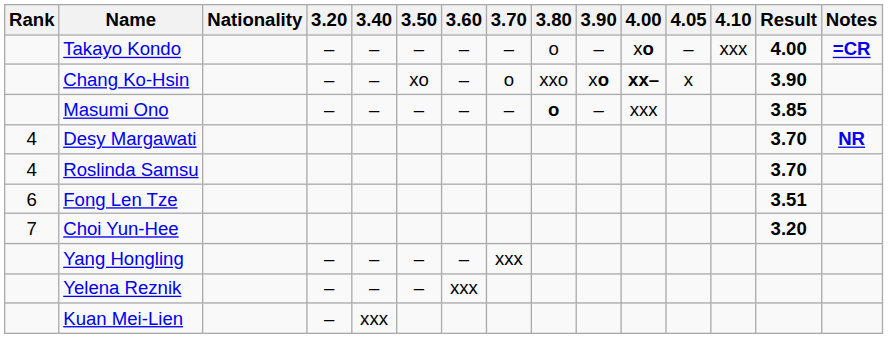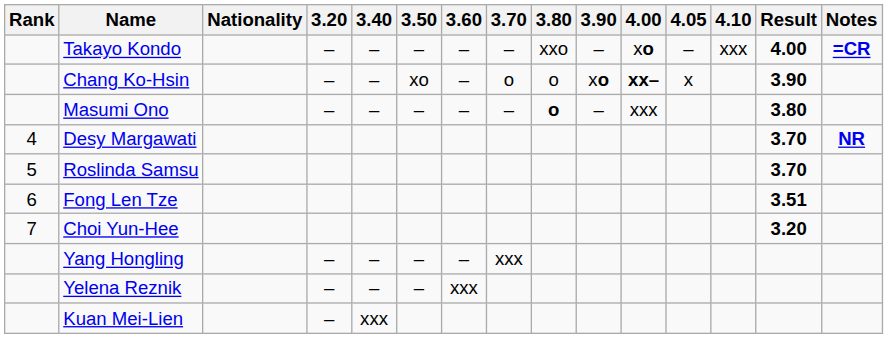(554, 50) o -> (554, 50) xxo
(554, 79) xxo -> (554, 79) o
(789, 109) 3.85 -> (789, 109) 3.80
(32, 169) 4 -> (32, 169) 5
